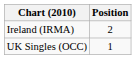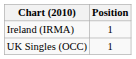(110, 29) 2 -> (110, 29) 1
